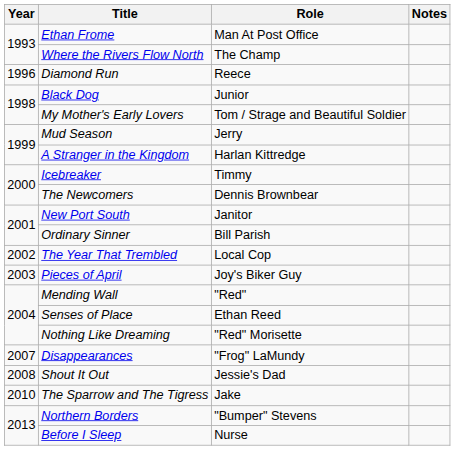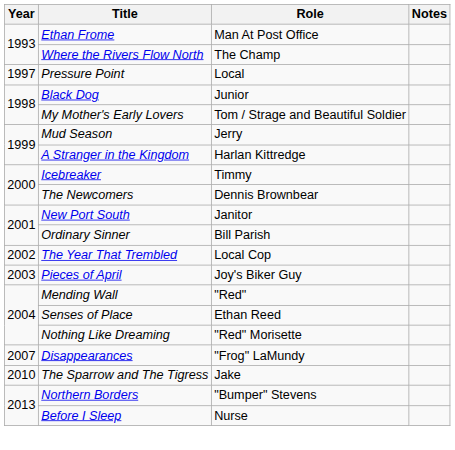- row: (80, 74)
+ row: (83, 74)
- row: (75, 375)
